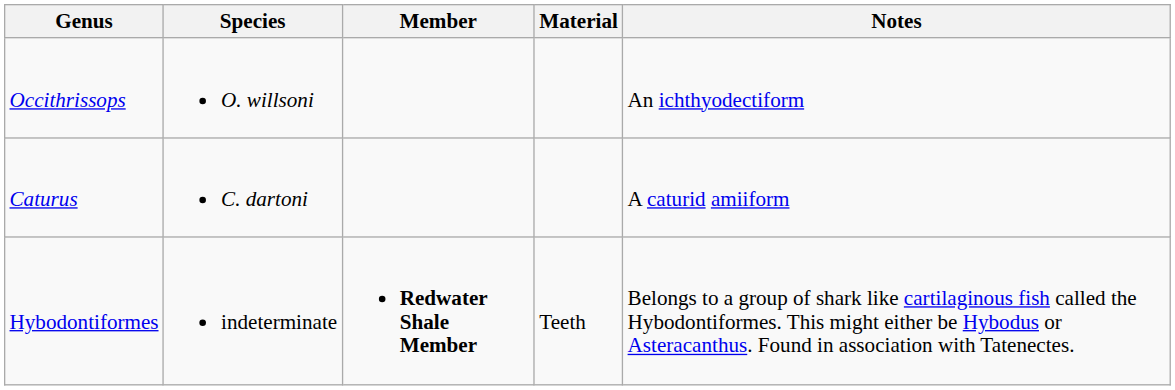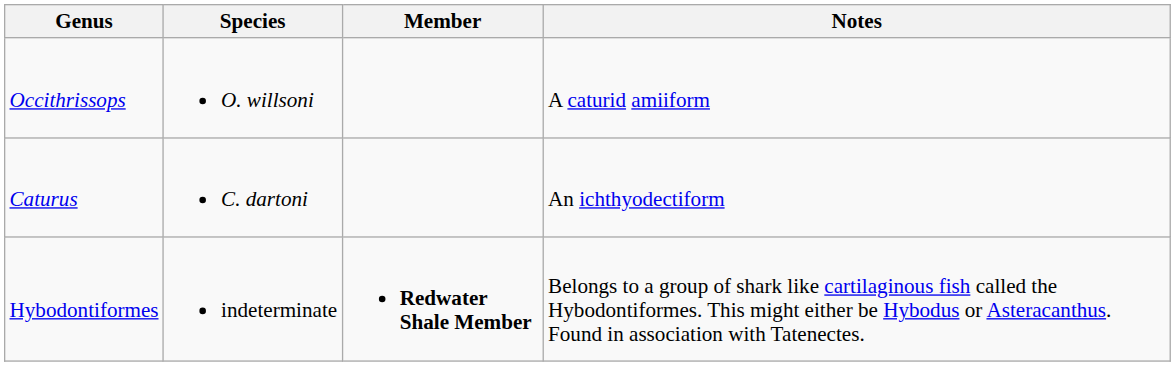- column: (579, 21)
(716, 99) An ichthyodectiform -> (629, 99) A caturid amiiform
(709, 199) A caturid amiiform -> (636, 199) An ichthyodectiform
